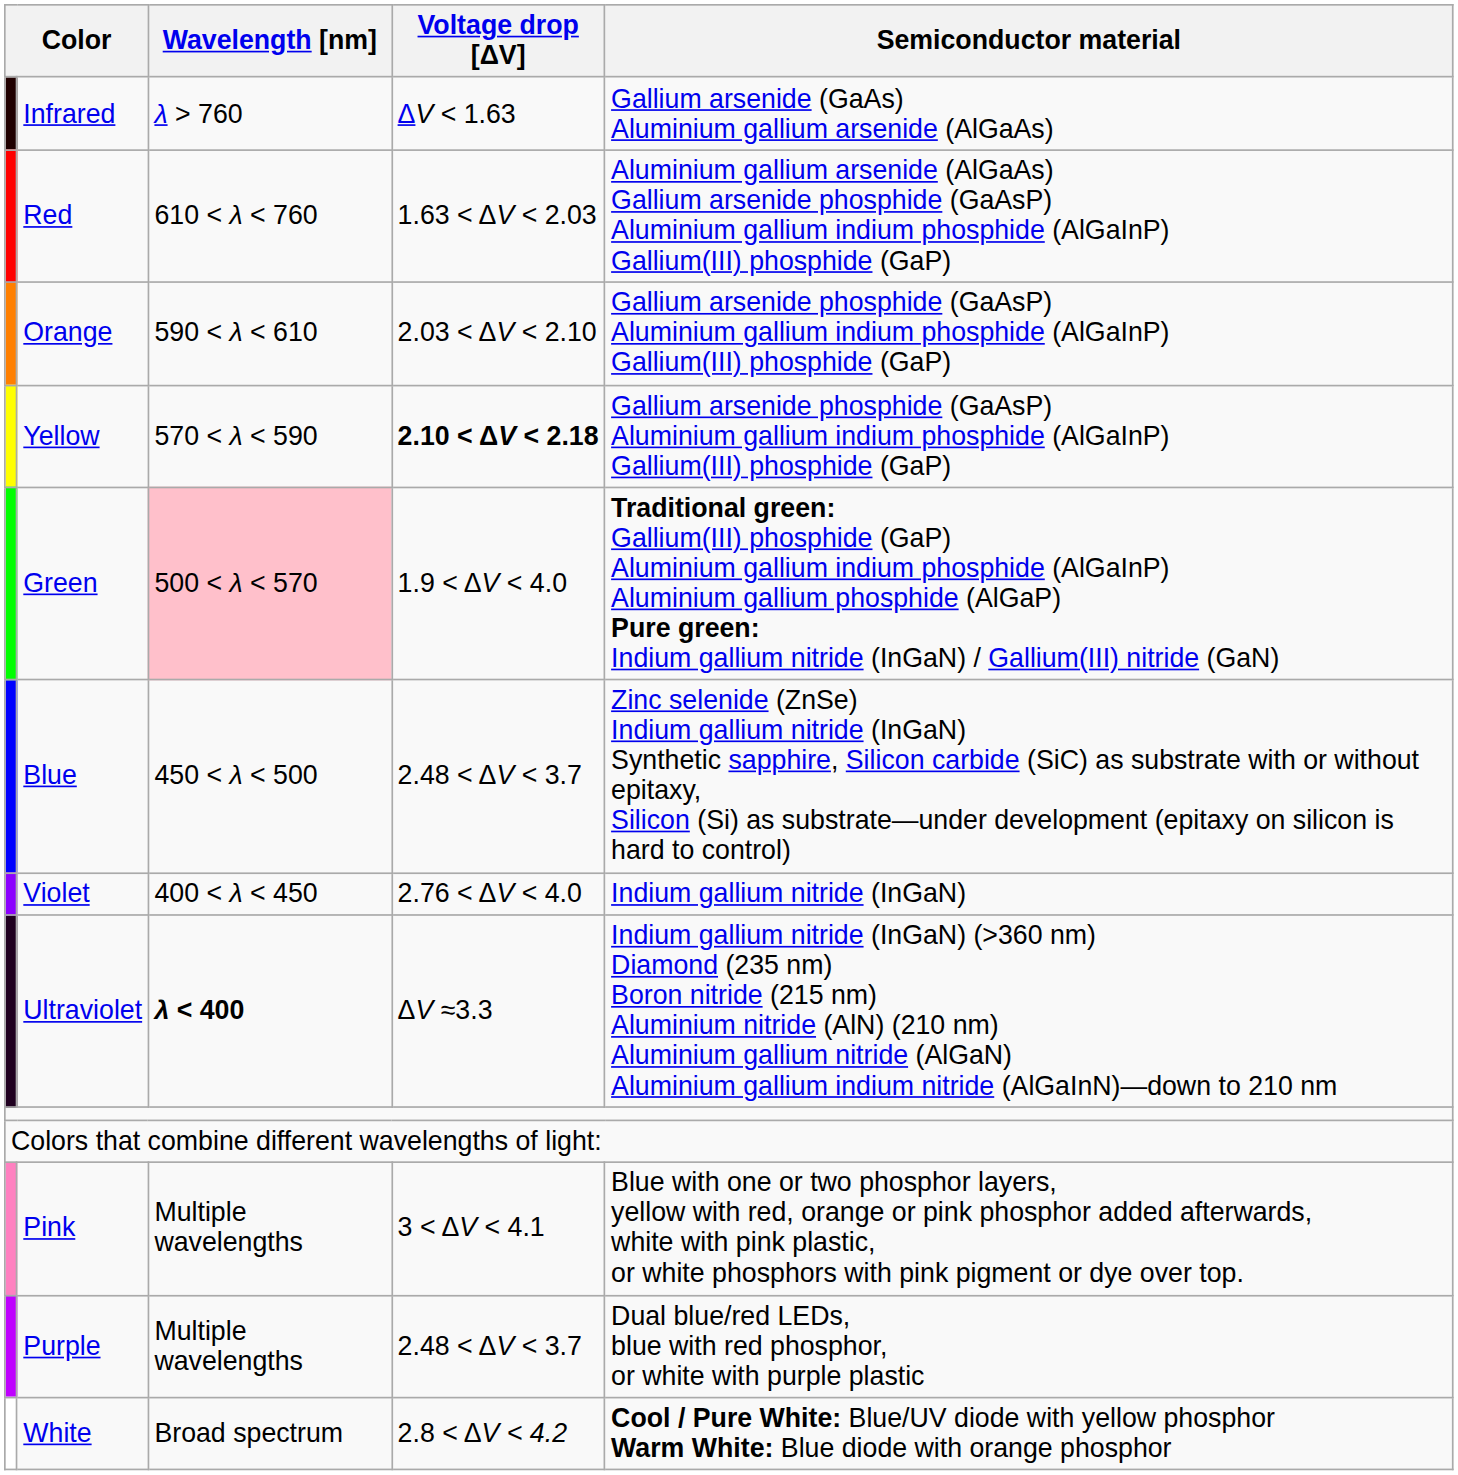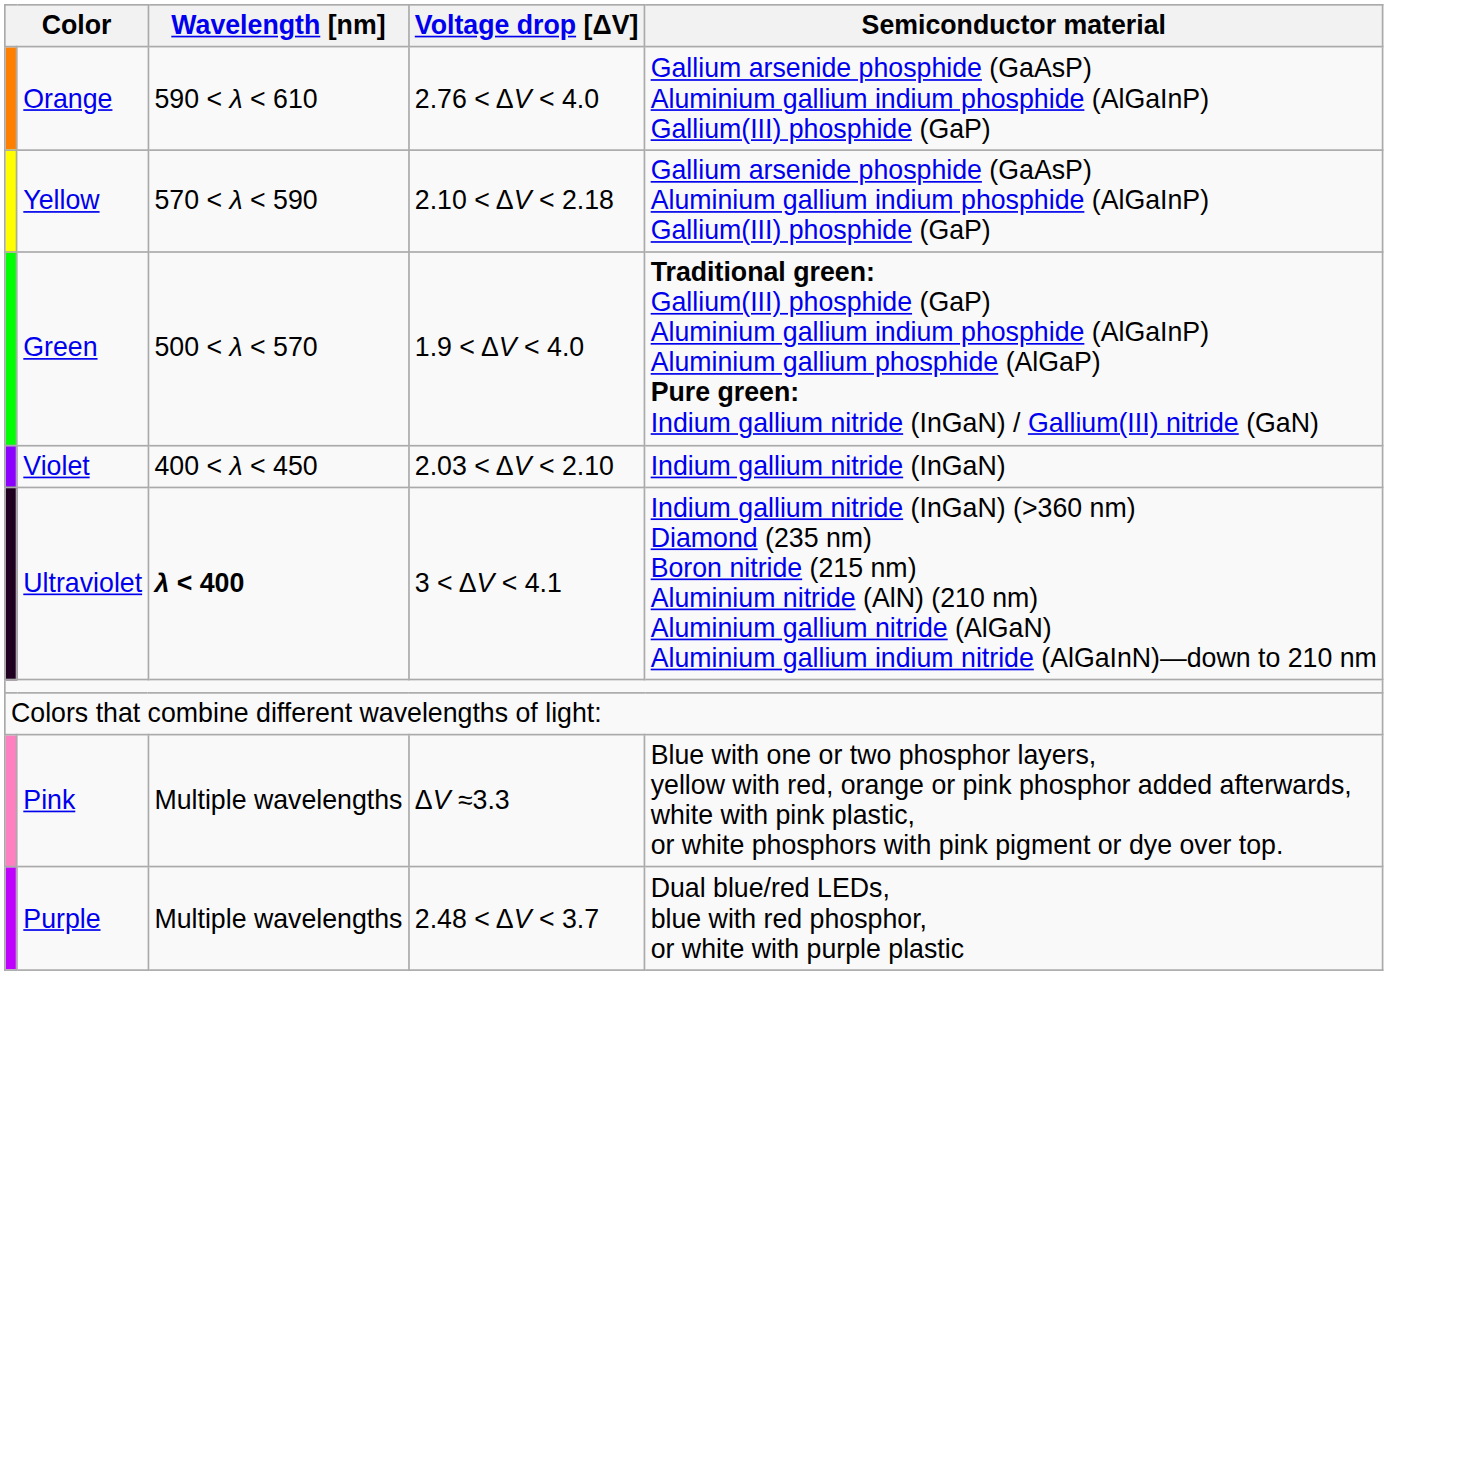- row: (69, 113)
- row: (48, 215)
(497, 333) 2.03 < ΔV < 2.10 -> (507, 98) 2.76 < ΔV < 4.0
(498, 435) bold -> (514, 200) normal
(236, 583) pink background -> (236, 348) no background
- row: (50, 775)
(490, 893) 2.76 < ΔV < 4.0 -> (514, 465) 2.03 < ΔV < 2.10
(445, 1010) ΔV ≈3.3 -> (488, 583) 3 < ΔV < 4.1
(471, 1228) 3 < ΔV < 4.1 -> (462, 800) ΔV ≈3.3
- row: (57, 1433)
